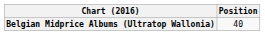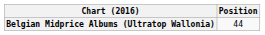(238, 24) 40 -> (238, 24) 44
